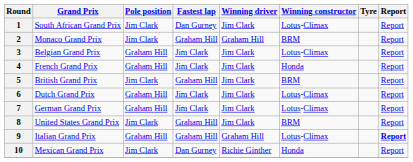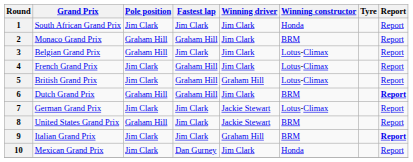(196, 24) Dan Gurney -> (192, 24) Jim Clark
(305, 24) Lotus-Climax -> (293, 24) Honda
(142, 38) Jim Clark -> (146, 38) Graham Hill
(243, 38) Graham Hill -> (238, 38) Jim Clark
(146, 66) Graham Hill -> (142, 66) Jim Clark
(192, 66) Jim Clark -> (196, 66) Graham Hill
(293, 66) Honda -> (305, 66) Lotus-Climax
(238, 80) Jim Clark -> (243, 80) Graham Hill
(291, 80) BRM -> (305, 80) Lotus-Climax
(192, 94) Jim Clark -> (196, 94) Graham Hill
(305, 94) Lotus-Climax -> (291, 94) BRM
(392, 94) normal -> (393, 94) bold
(146, 108) Graham Hill -> (142, 108) Jim Clark
(238, 108) Jim Clark -> (246, 108) Jackie Stewart
(142, 122) Jim Clark -> (146, 122) Graham Hill
(196, 122) Graham Hill -> (192, 122) Jim Clark
(238, 122) Jim Clark -> (246, 122) Jackie Stewart
(146, 136) Graham Hill -> (142, 136) Jim Clark
(196, 136) Graham Hill -> (192, 136) Jim Clark
(305, 136) Lotus-Climax -> (291, 136) BRM
(246, 150) Richie Ginther -> (238, 150) Jim Clark
